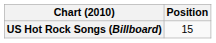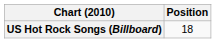(187, 29) 15 -> (187, 29) 18
